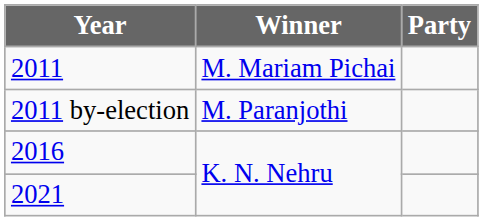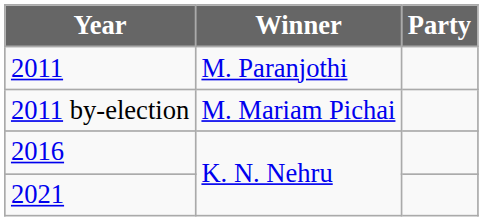(298, 67) M. Mariam Pichai -> (274, 67) M. Paranjothi
(274, 109) M. Paranjothi -> (298, 109) M. Mariam Pichai
